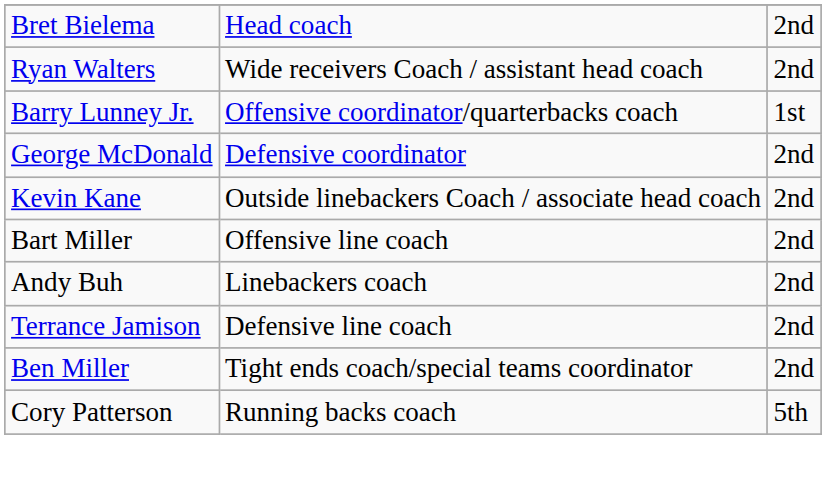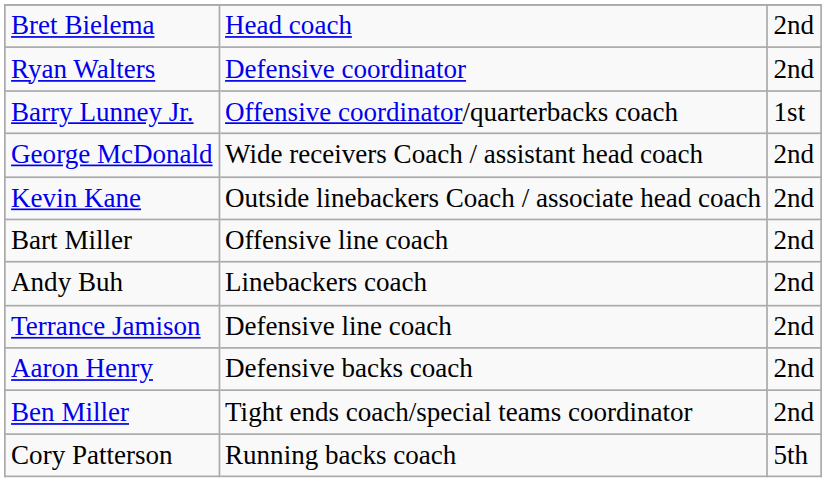(464, 68) Wide receivers Coach / assistant head coach -> (346, 68) Defensive coordinator
(346, 154) Defensive coordinator -> (464, 154) Wide receivers Coach / assistant head coach
+ row: (82, 369)
